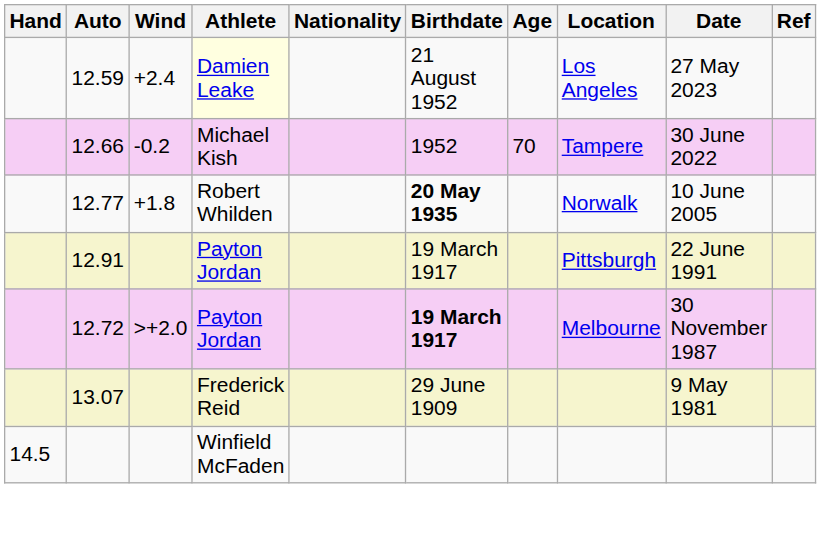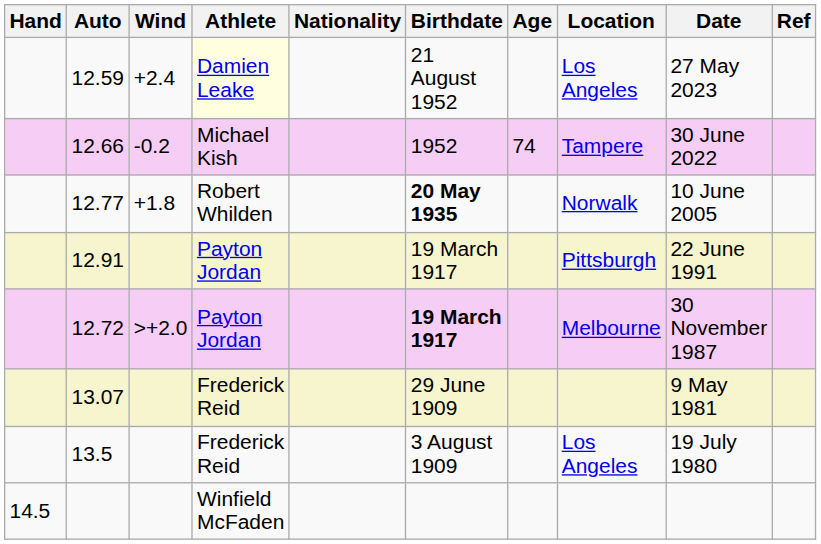(524, 146) 70 -> (524, 146) 74
+ row: (92, 454)
